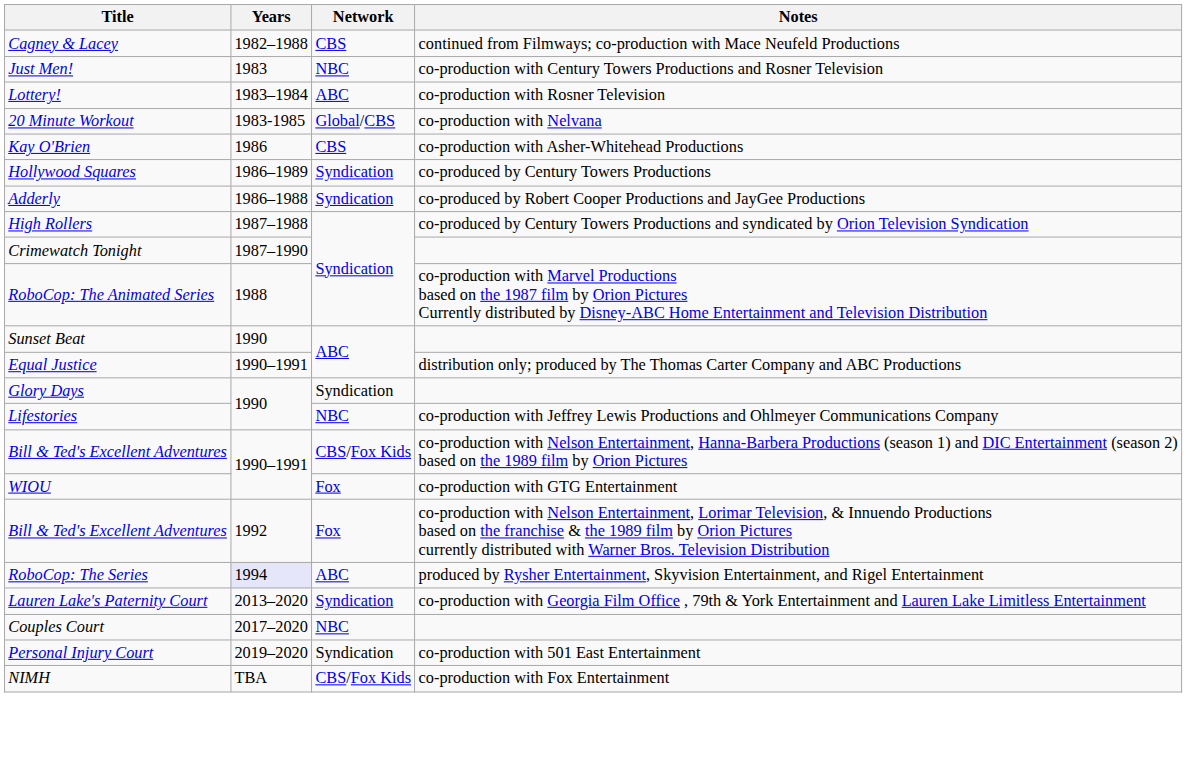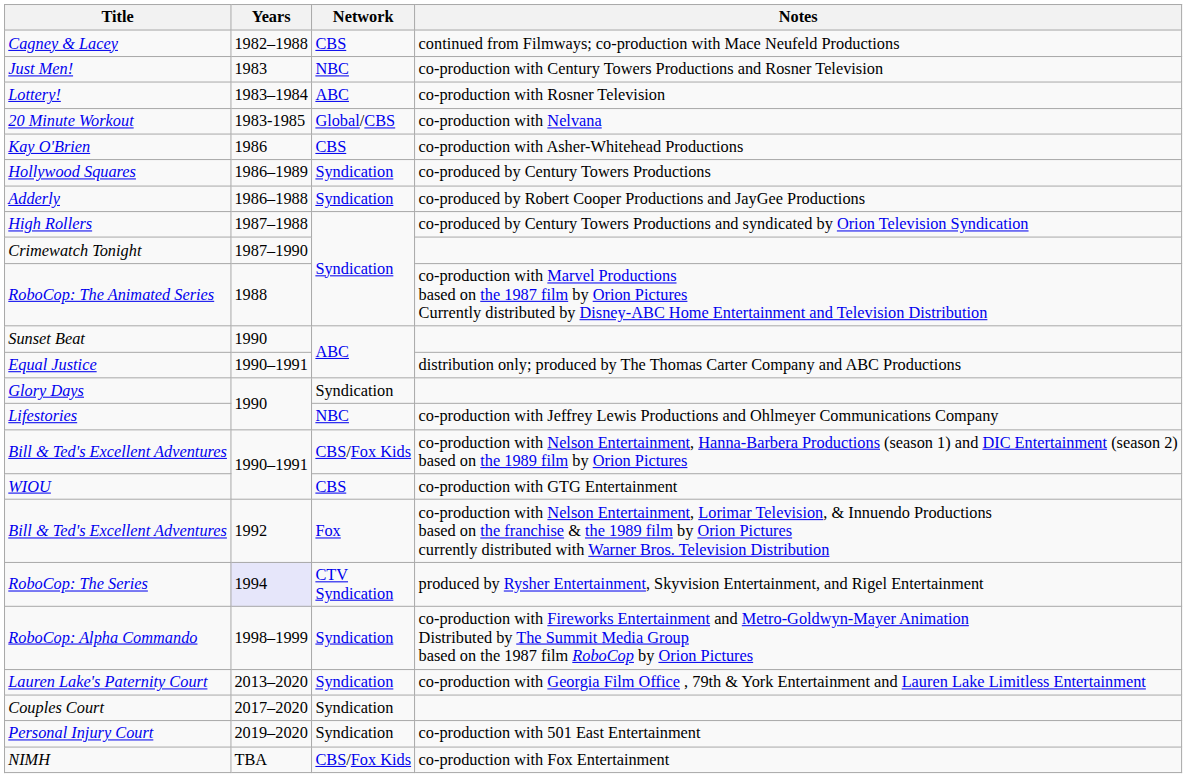(328, 486) Fox -> (331, 486) CBS
(332, 575) ABC -> (354, 584) CTV Syndication
+ row: (103, 637)
(332, 626) NBC -> (354, 707) Syndication
